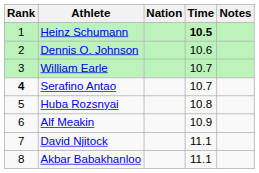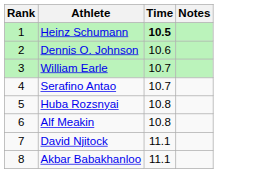- column: (164, 13)
(21, 86) bold -> (21, 86) normal
(201, 123) 10.9 -> (160, 123) 10.8
